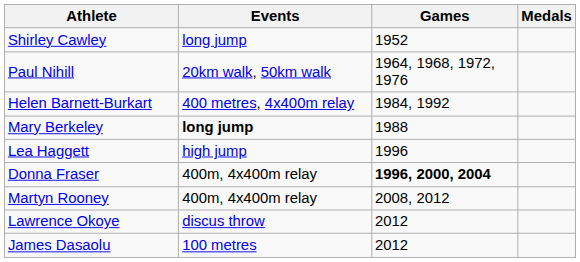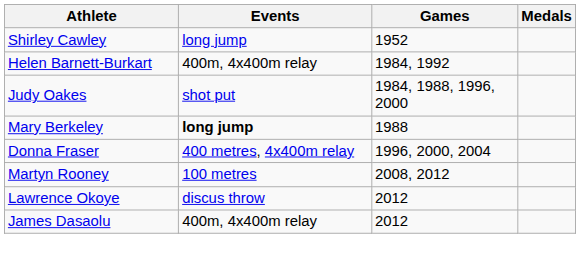- row: (41, 71)
(268, 103) 400 metres, 4x400m relay -> (250, 63) 400m, 4x400m relay
+ row: (47, 95)
- row: (48, 151)
(250, 174) 400m, 4x400m relay -> (268, 151) 400 metres, 4x400m relay
(433, 174) bold -> (433, 151) normal
(250, 198) 400m, 4x400m relay -> (219, 174) 100 metres
(219, 245) 100 metres -> (250, 221) 400m, 4x400m relay
